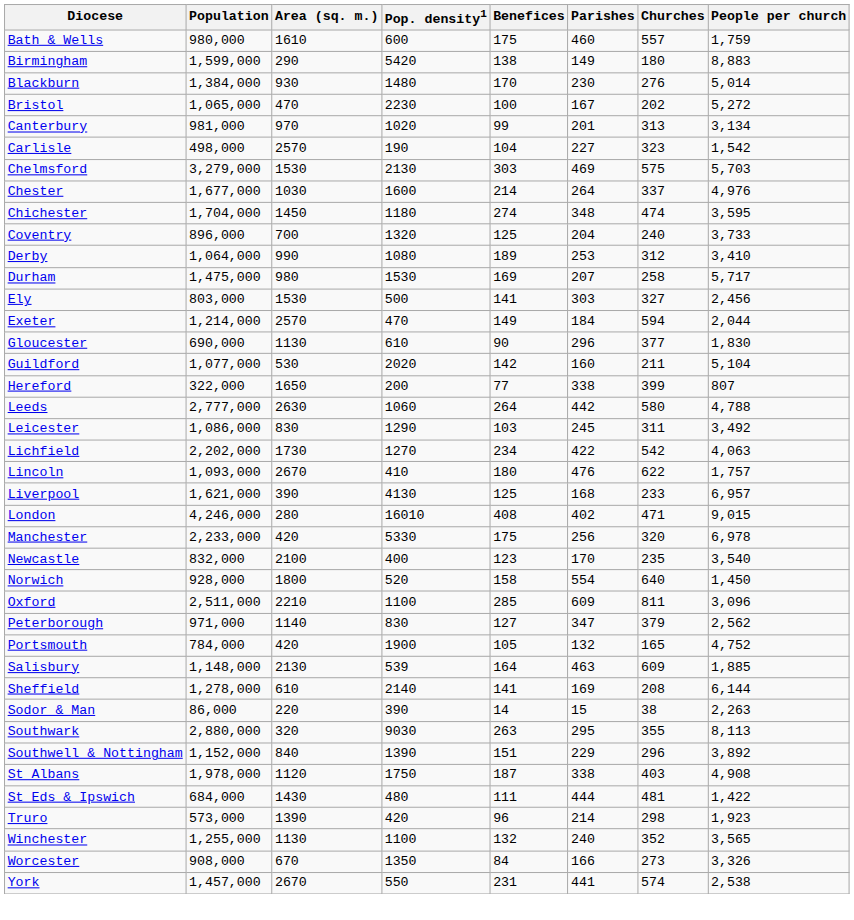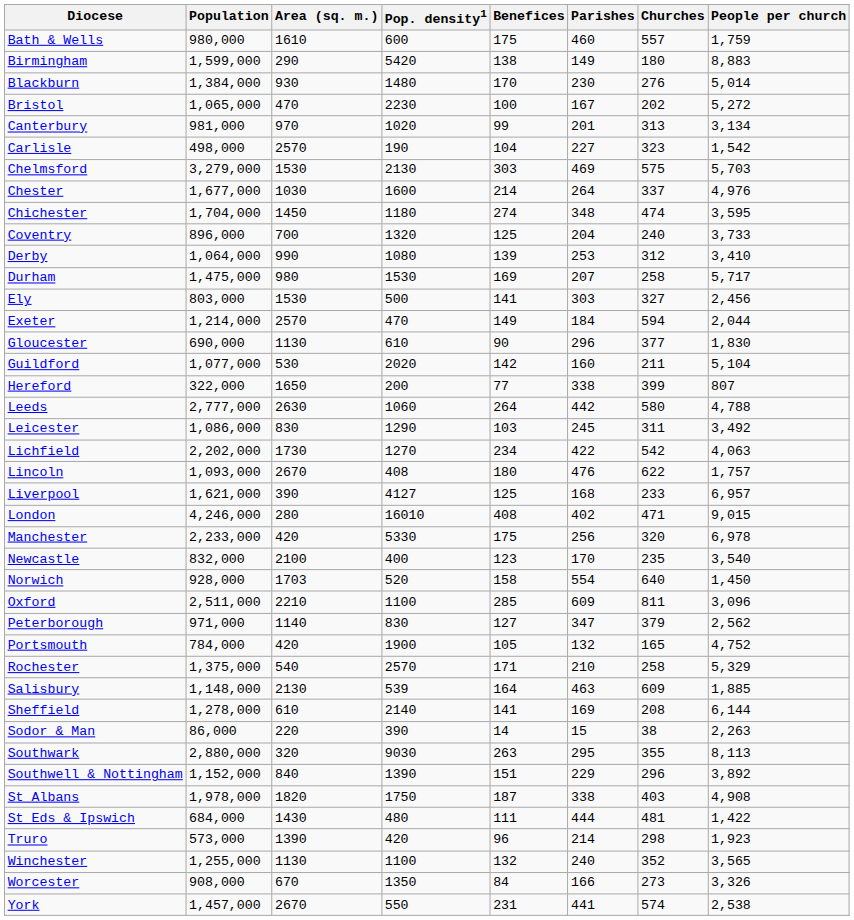(505, 256) 189 -> (505, 256) 139
(397, 473) 410 -> (397, 473) 408
(401, 494) 4130 -> (401, 494) 4127
(291, 581) 1800 -> (291, 581) 1703
+ row: (43, 667)
(291, 775) 1120 -> (291, 797) 1820
